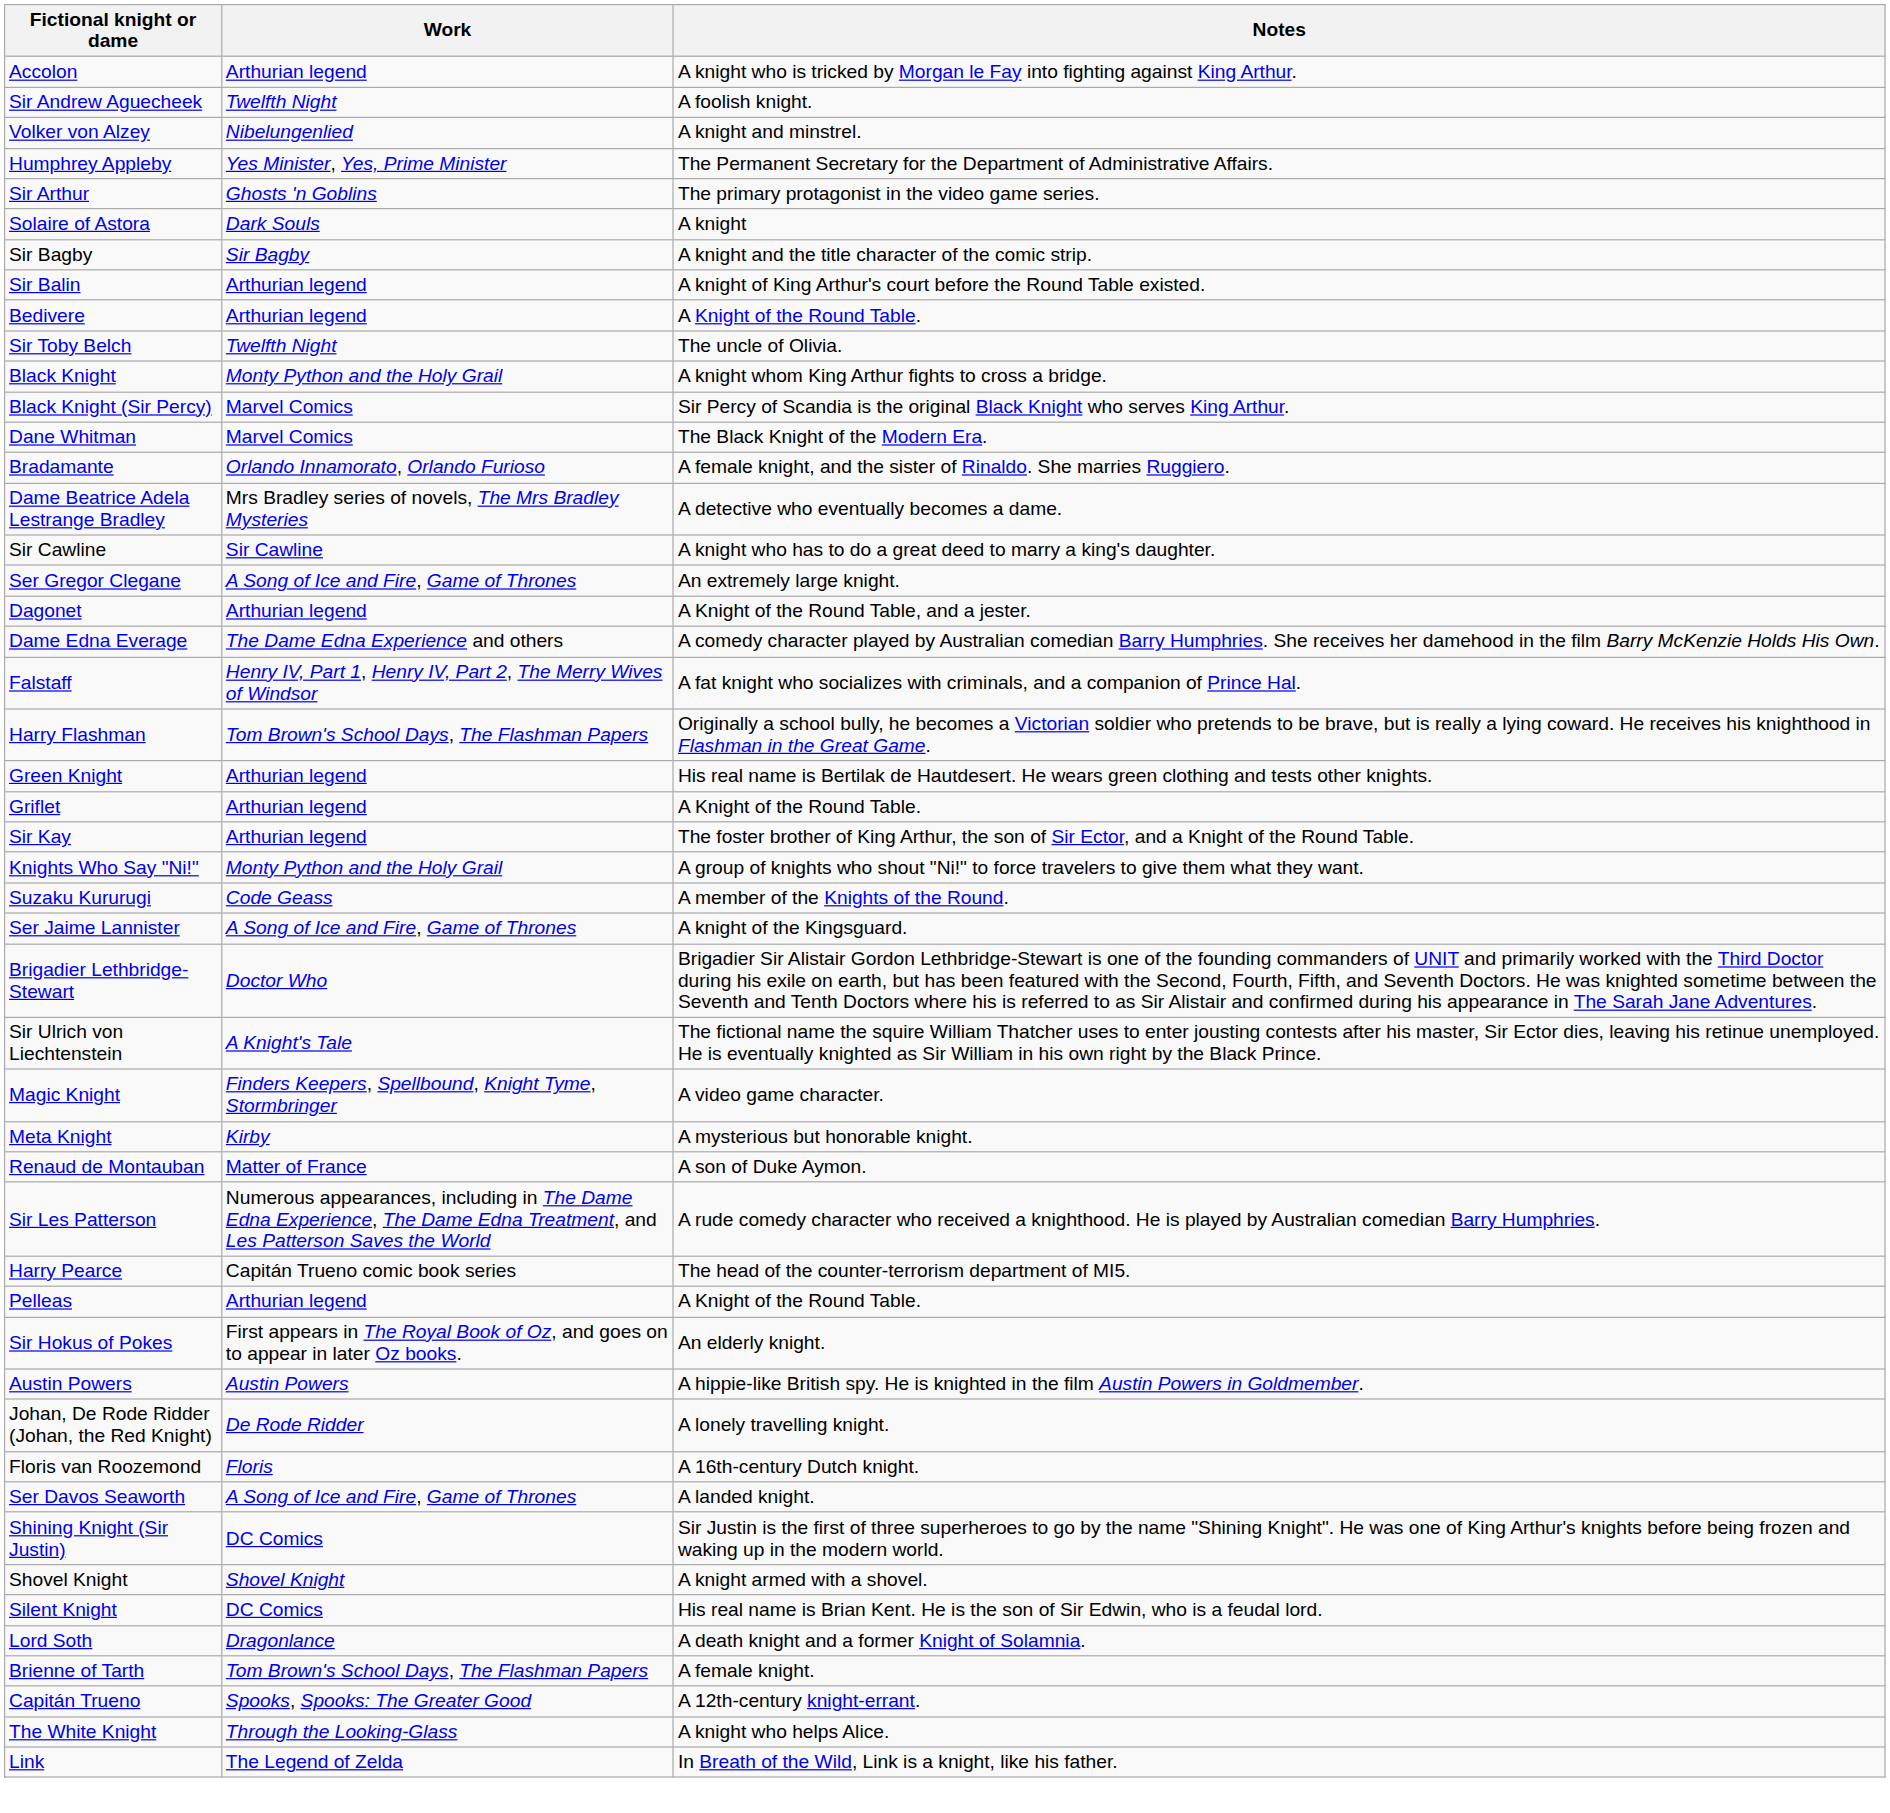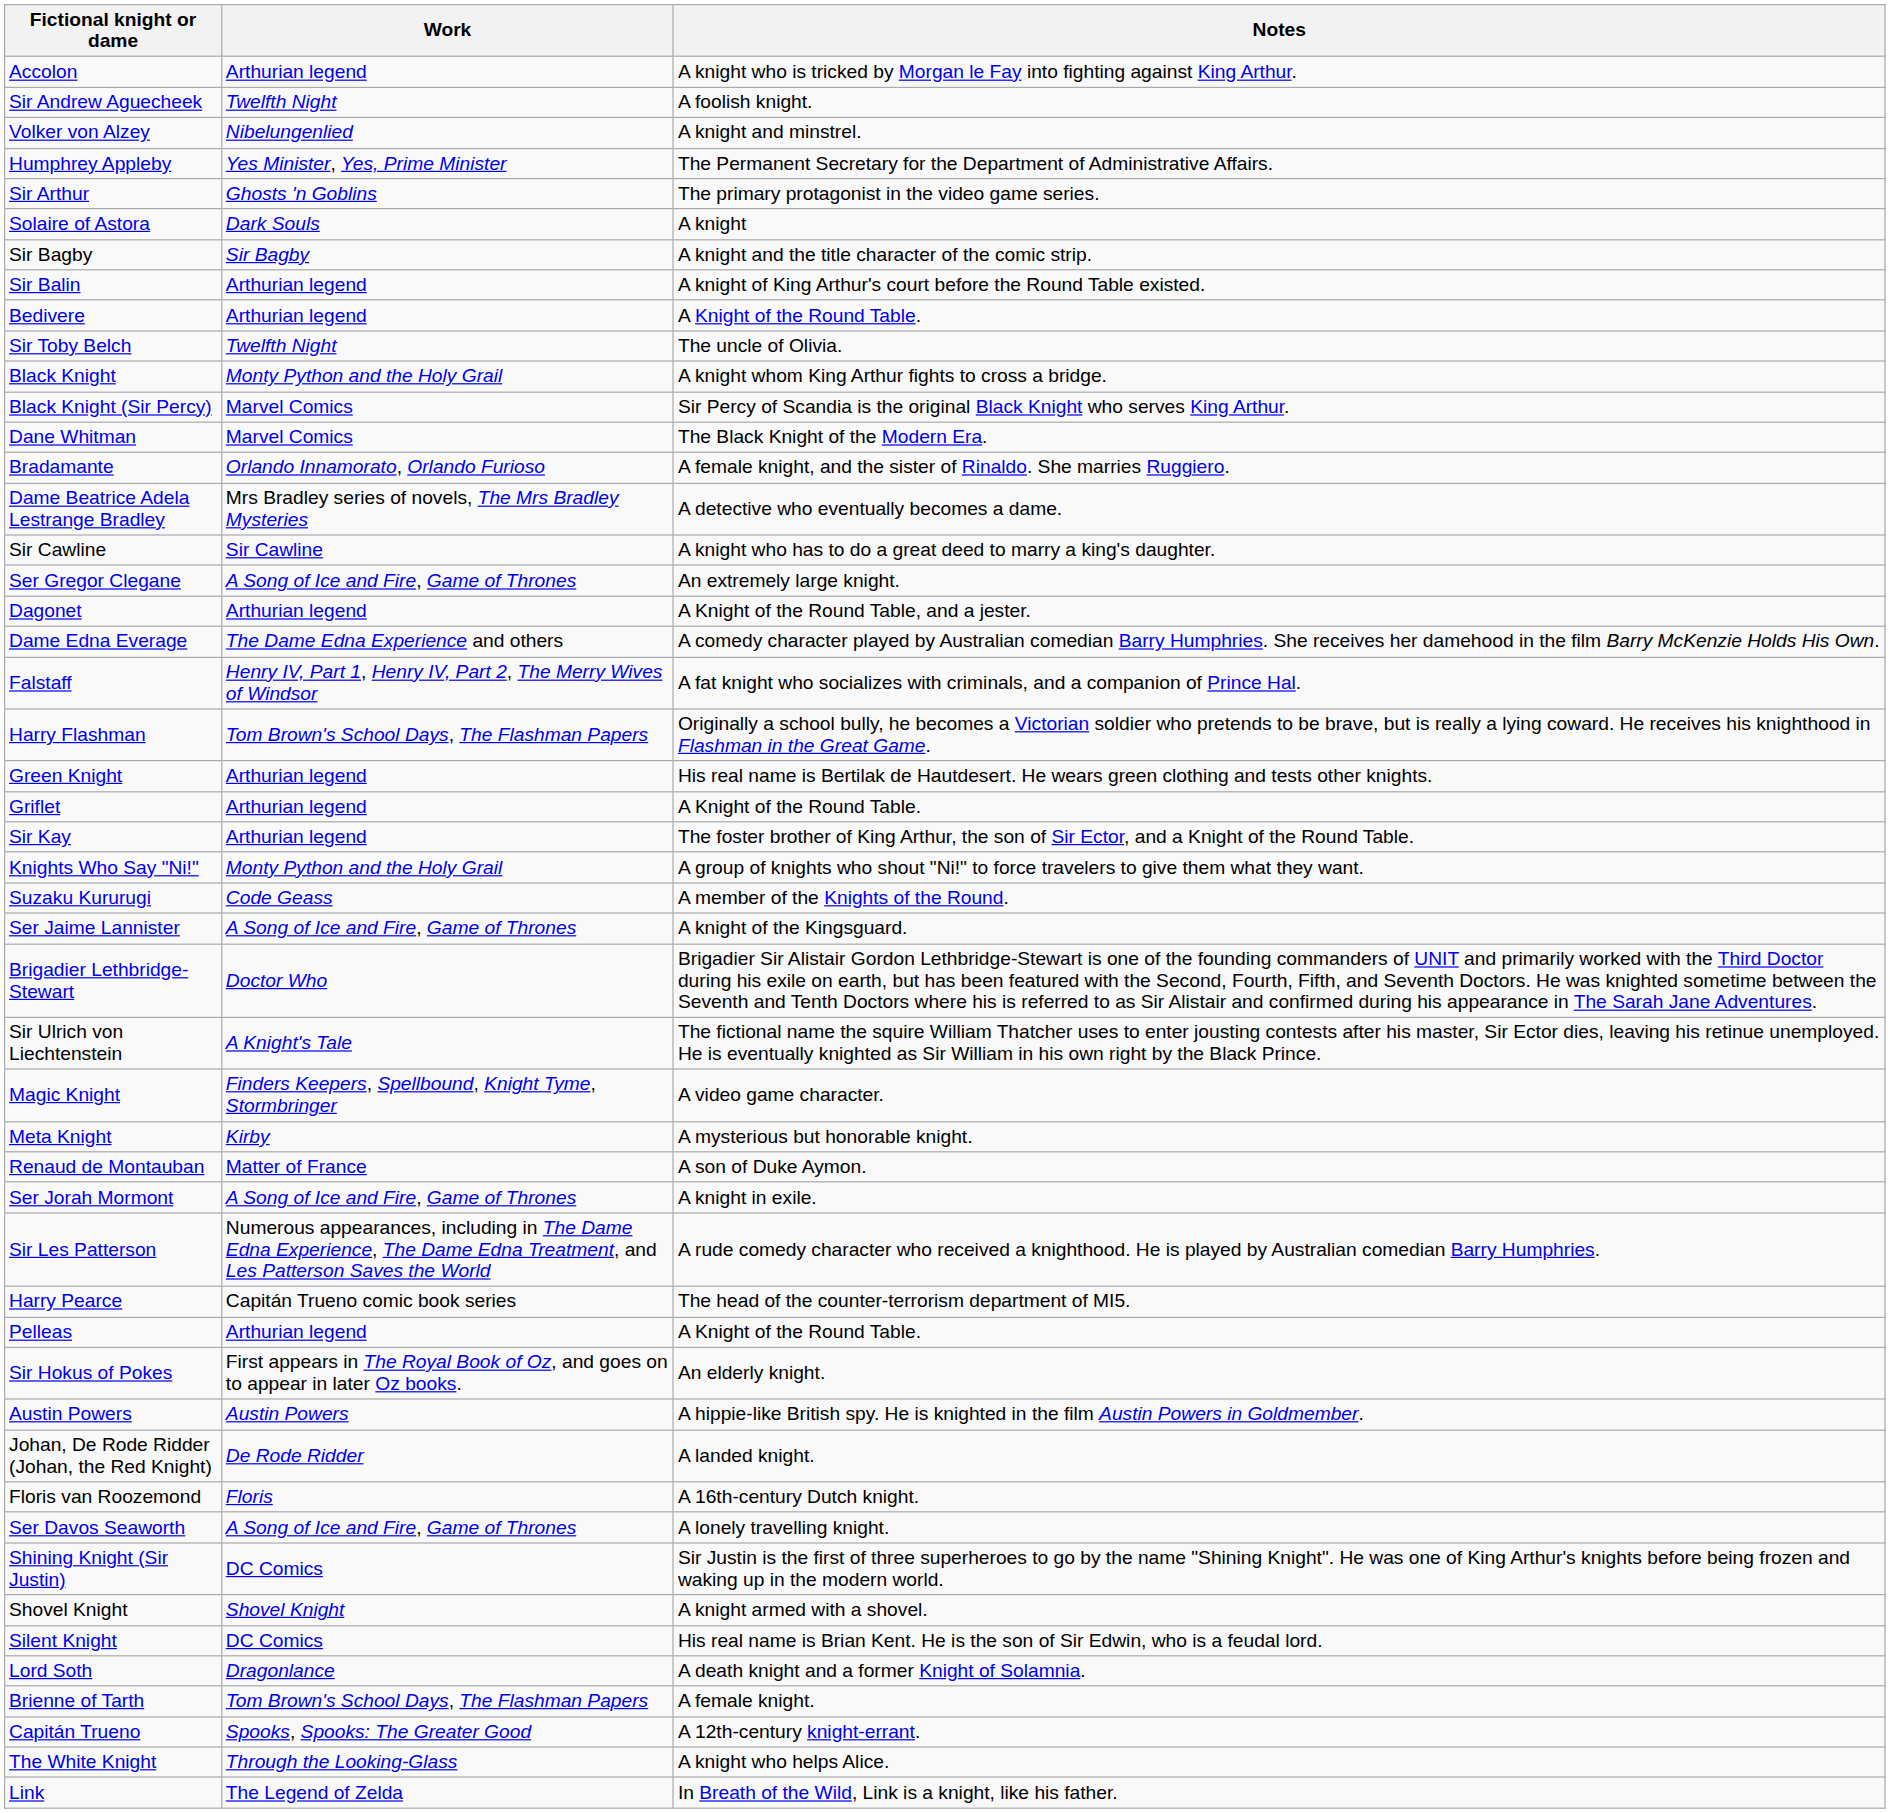+ row: (91, 1197)
(784, 1425) A lonely travelling knight. -> (746, 1455) A landed knight.
(746, 1496) A landed knight. -> (784, 1527) A lonely travelling knight.
